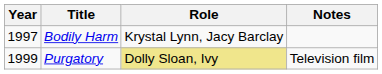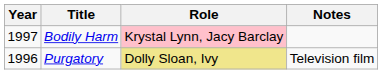(204, 36) no background -> (204, 36) pink background
(23, 58) 1999 -> (23, 58) 1996
